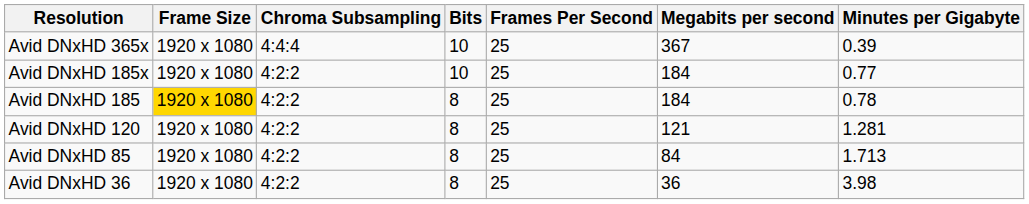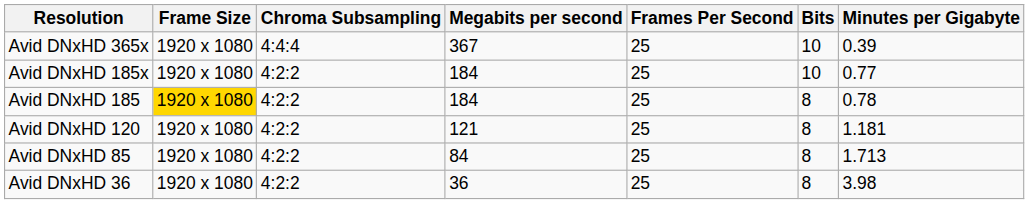columns swapped: (466, 18) <-> (748, 18)
(864, 128) 1.281 -> (864, 128) 1.181
